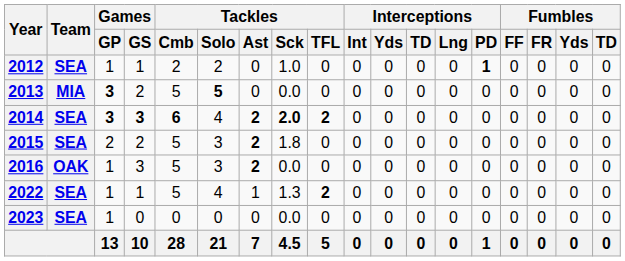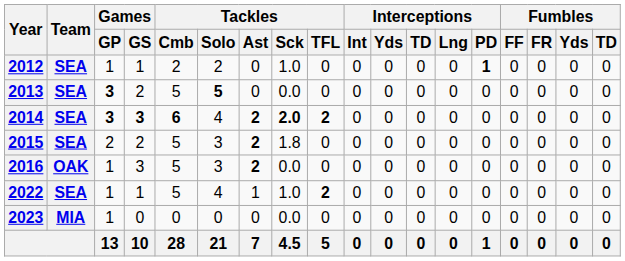(71, 92) MIA -> (71, 92) SEA
(290, 192) 1.3 -> (290, 192) 1.0
(71, 218) SEA -> (71, 218) MIA
